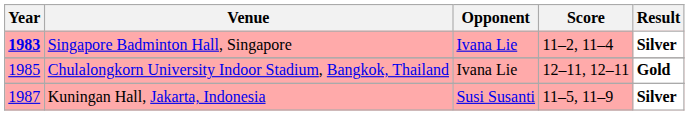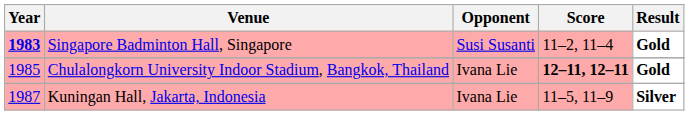(487, 44) Ivana Lie -> (496, 44) Susi Susanti
(657, 44) Silver -> (653, 44) Gold
(586, 70) normal -> (586, 70) bold
(496, 97) Susi Susanti -> (487, 97) Ivana Lie
